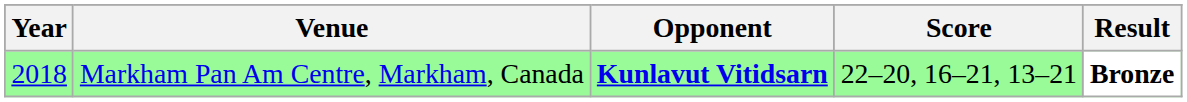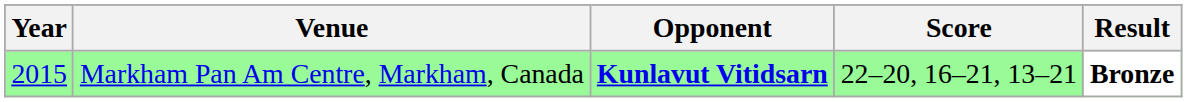(39, 73) 2018 -> (39, 73) 2015
